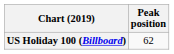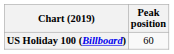(148, 40) 62 -> (148, 40) 60
